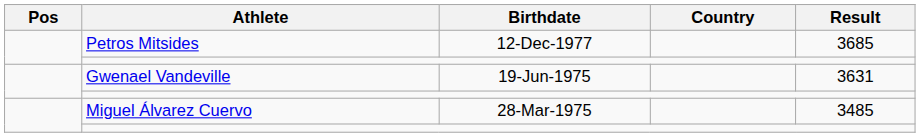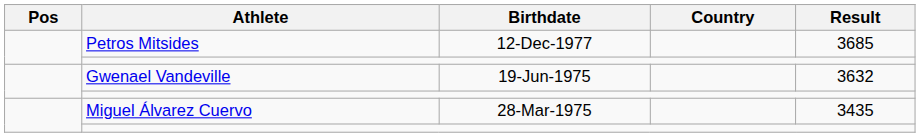(855, 77) 3631 -> (855, 77) 3632
(855, 111) 3485 -> (855, 111) 3435
